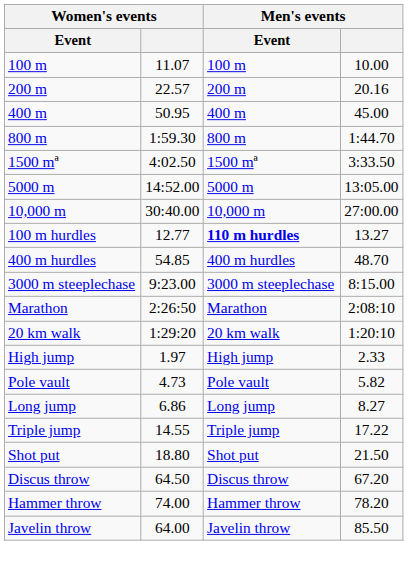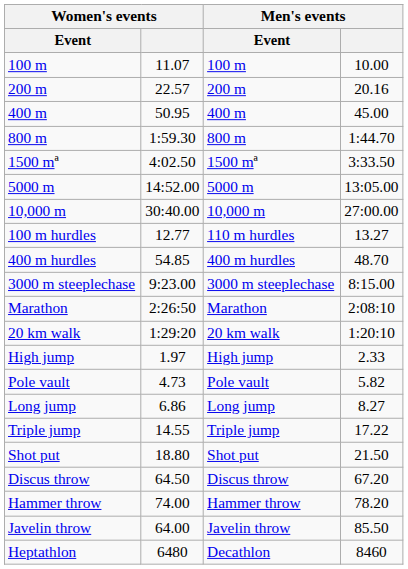(253, 235) bold -> (251, 235) normal
+ row: (42, 552)
